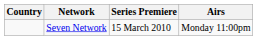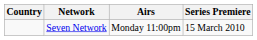columns swapped: (144, 12) <-> (216, 12)
